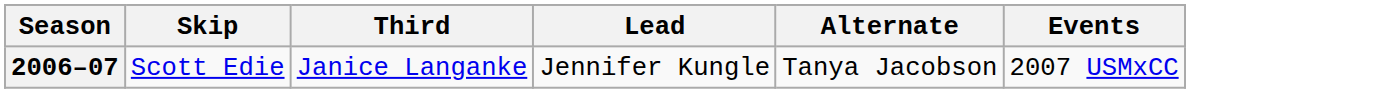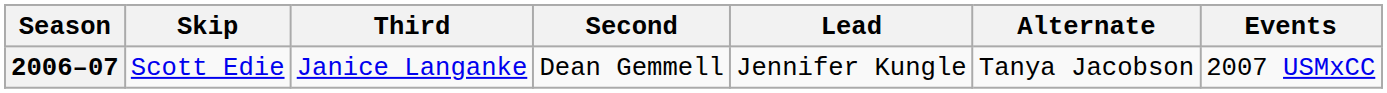+ column: (632, 26)
